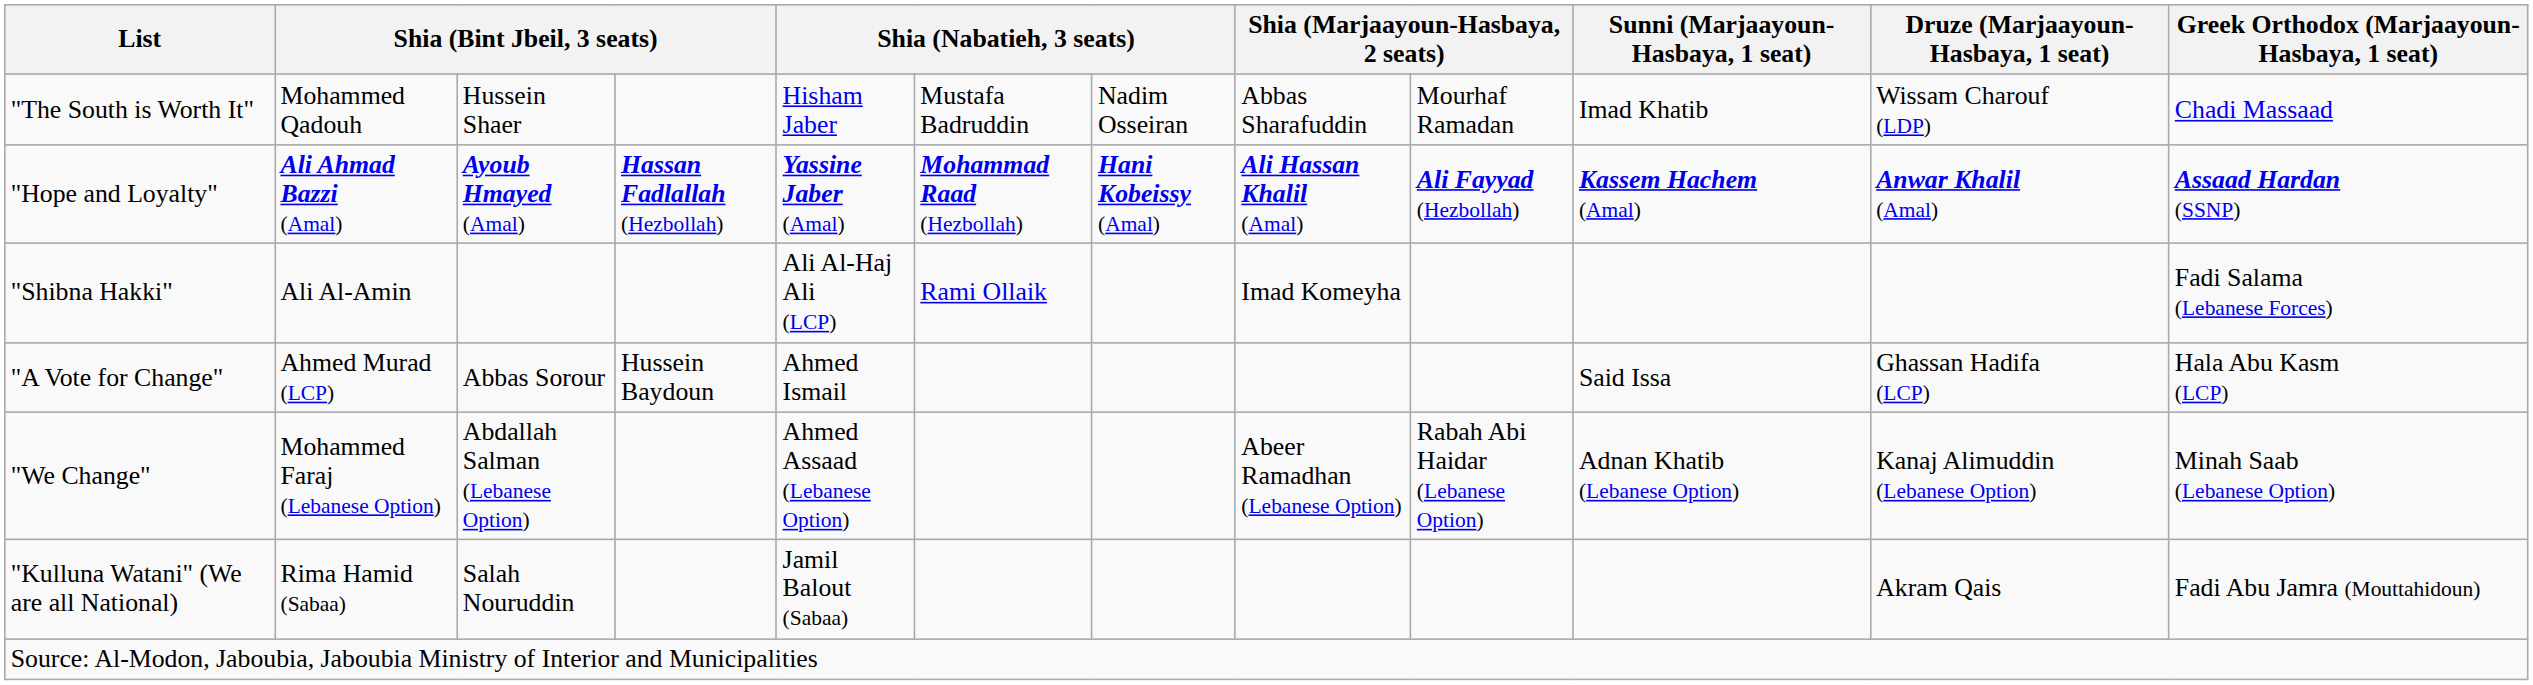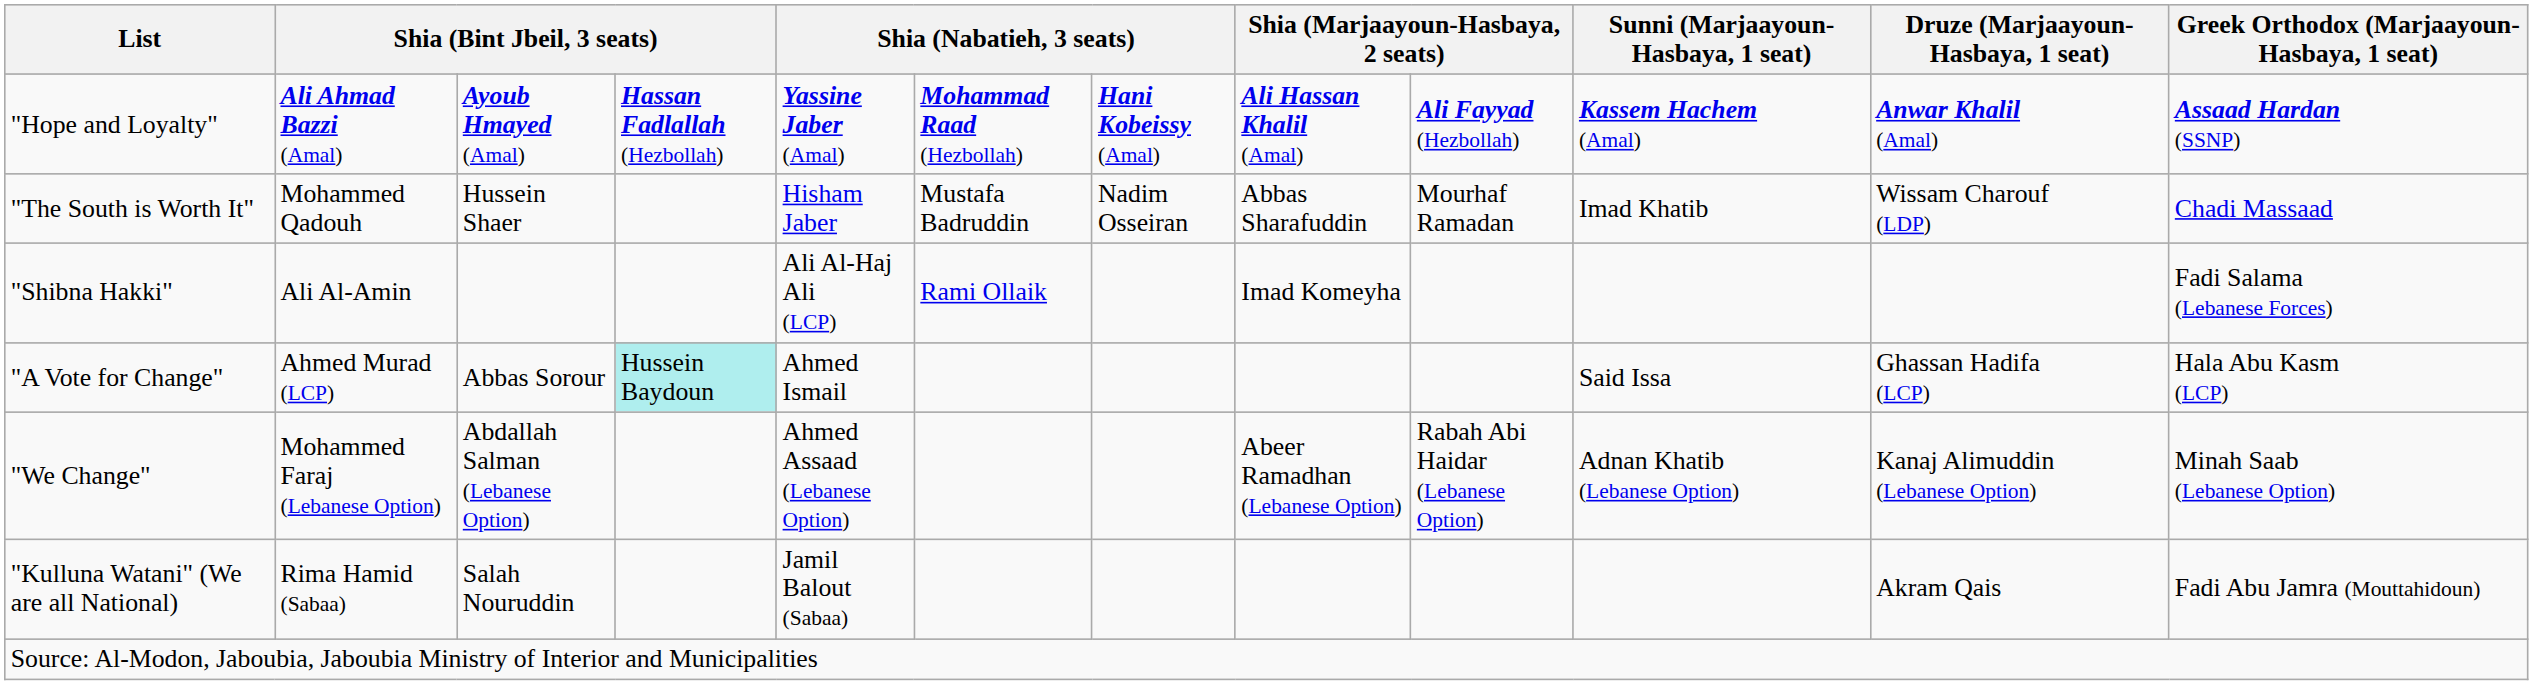rows swapped: (114, 193) <-> (132, 109)
(668, 376) no background -> (668, 376) paleturquoise background
